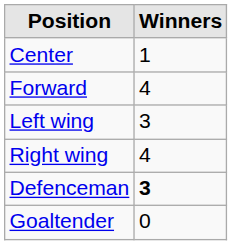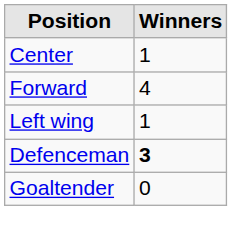(145, 121) 3 -> (145, 121) 1
- row: (59, 155)
